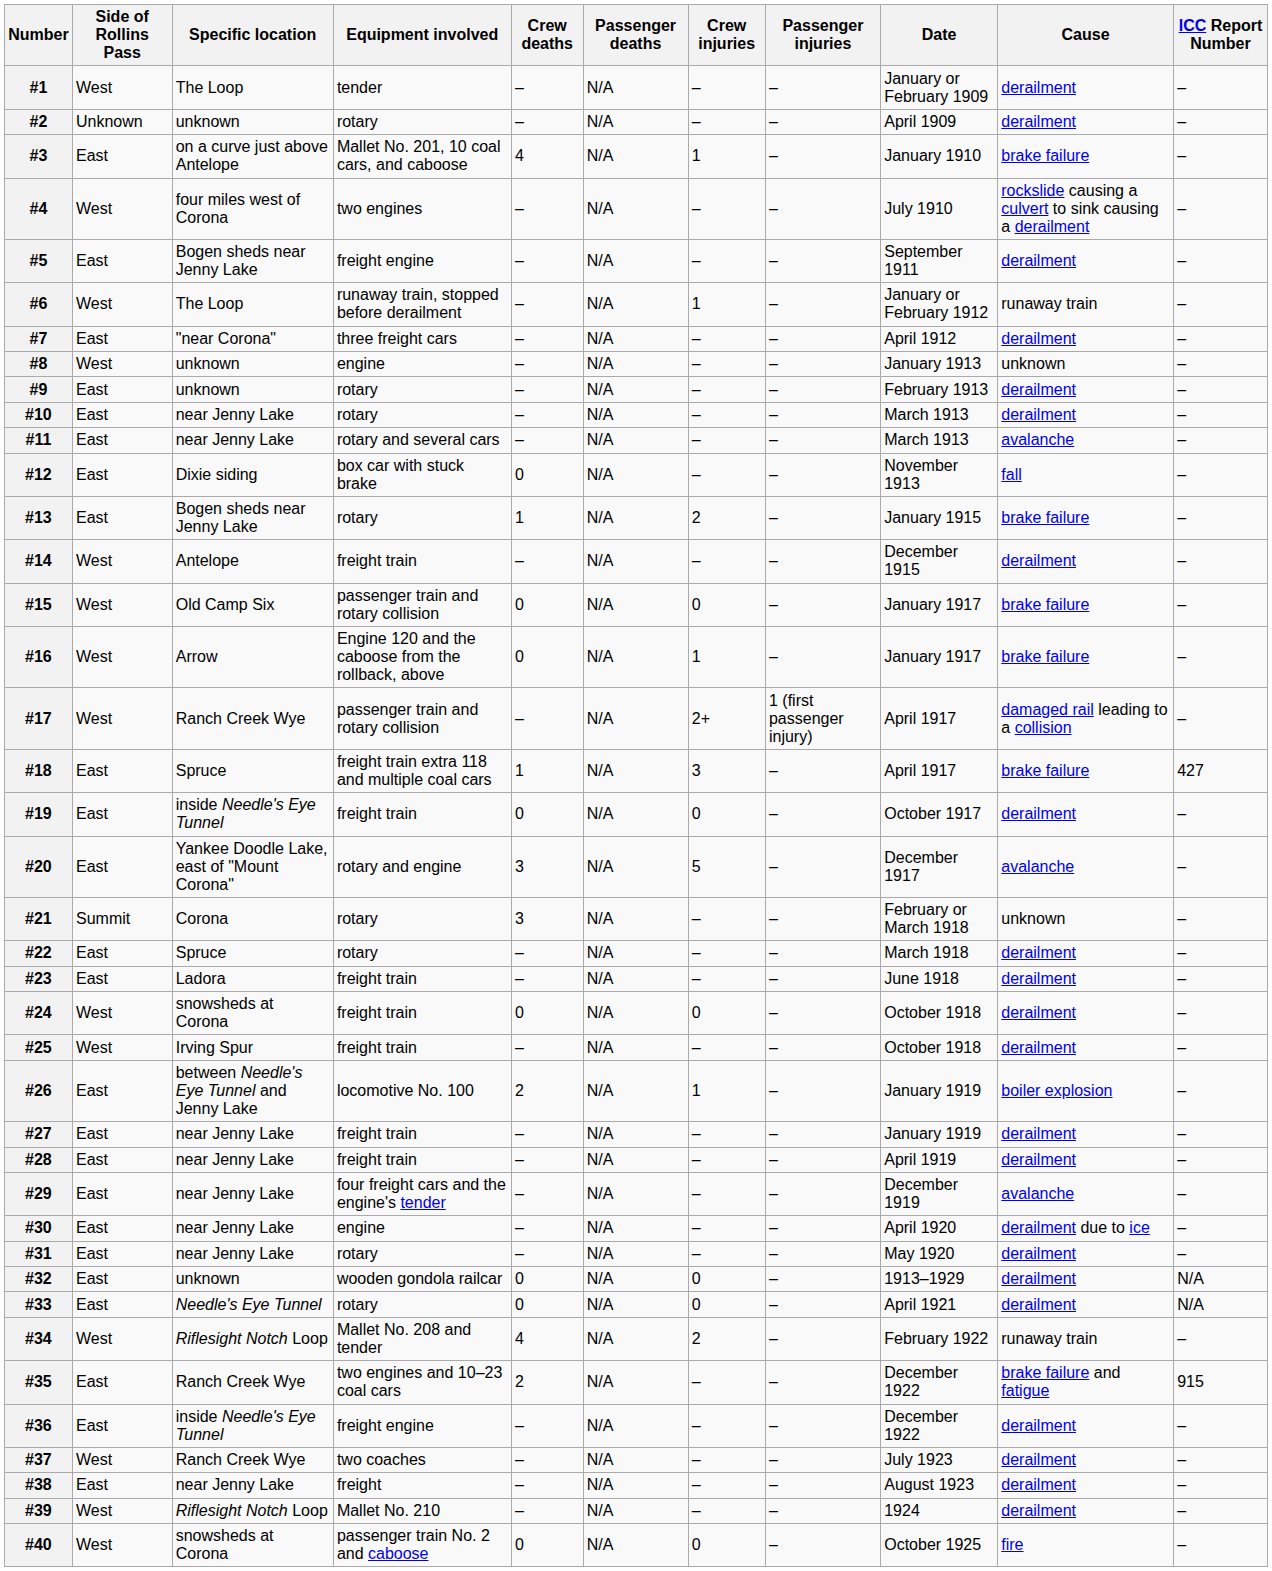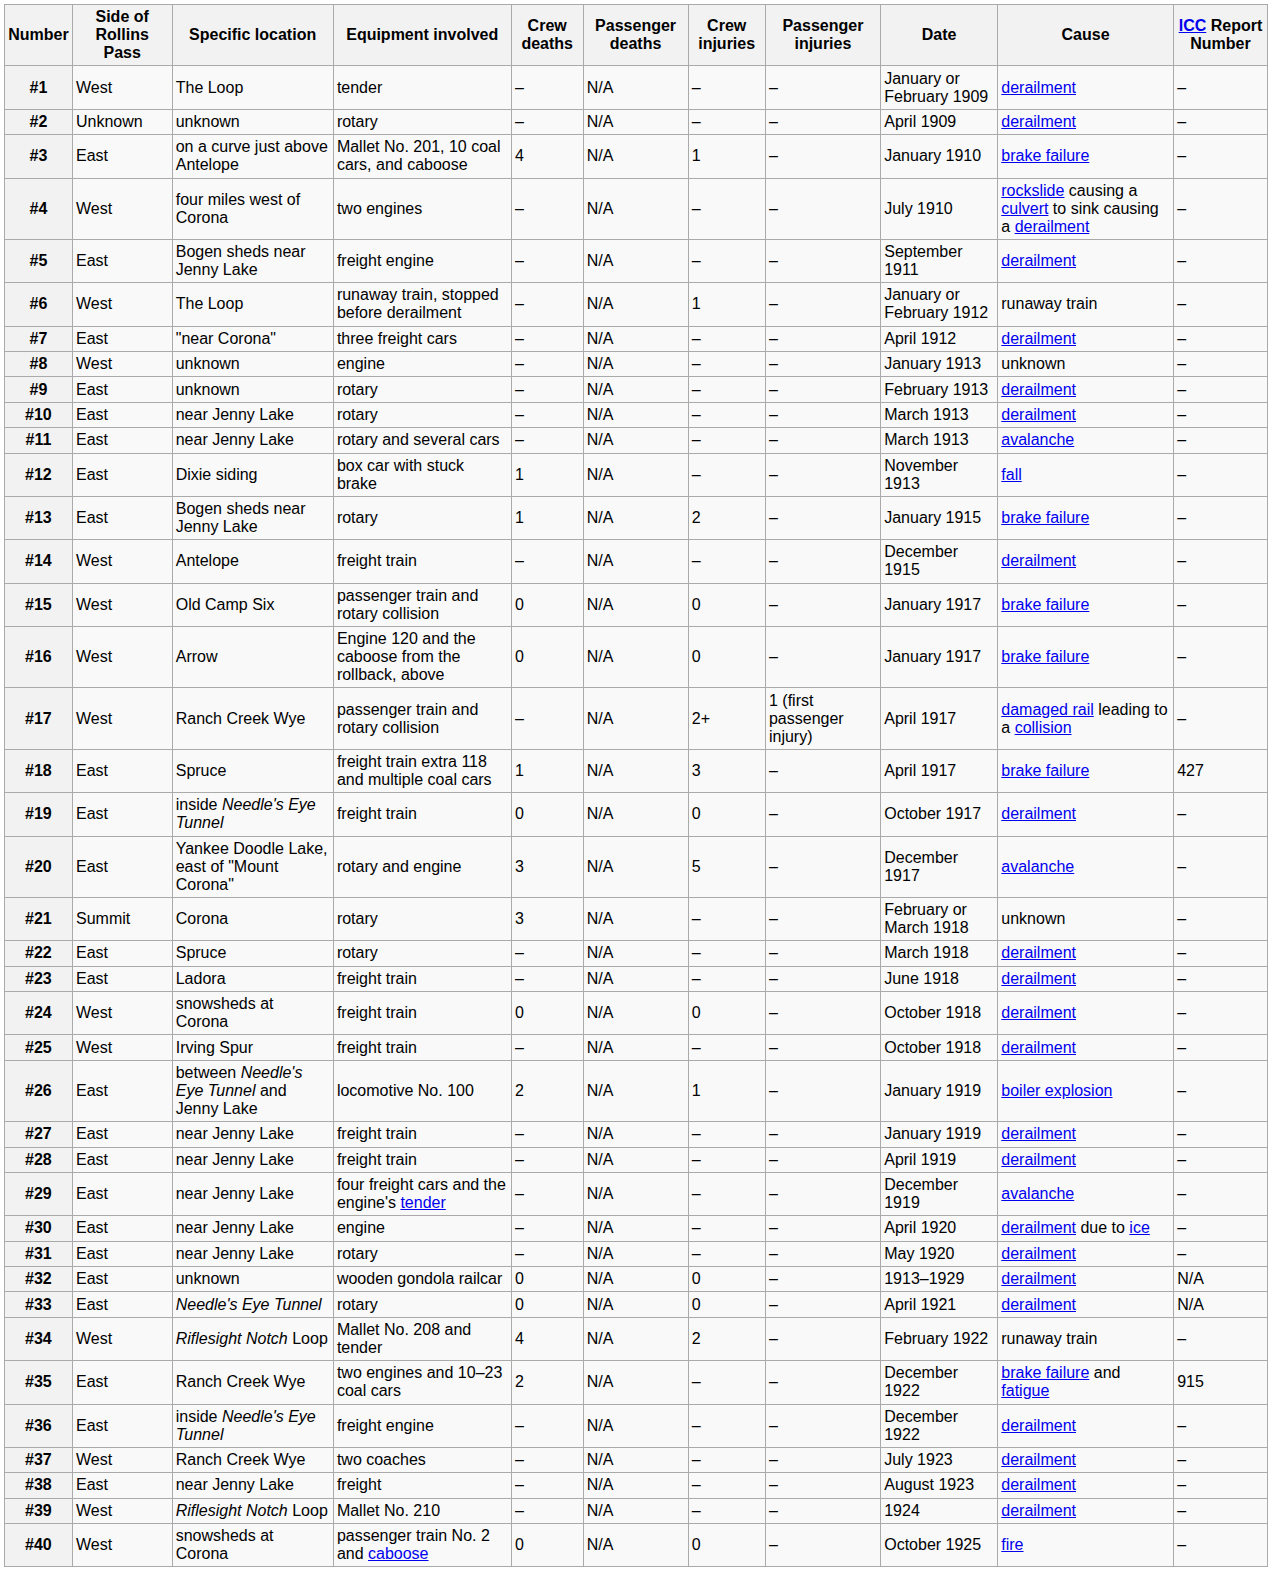(519, 474) 0 -> (519, 474) 1
(696, 657) 1 -> (696, 657) 0
